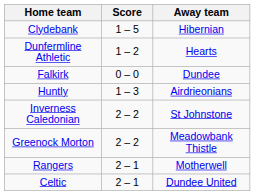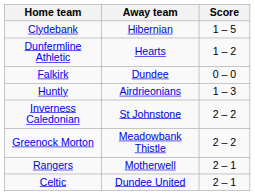columns swapped: (127, 12) <-> (201, 12)
